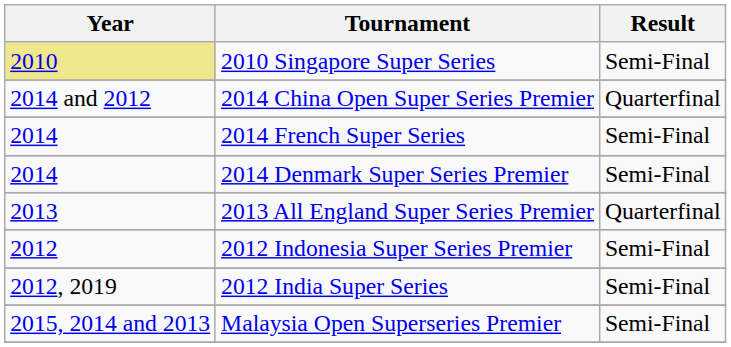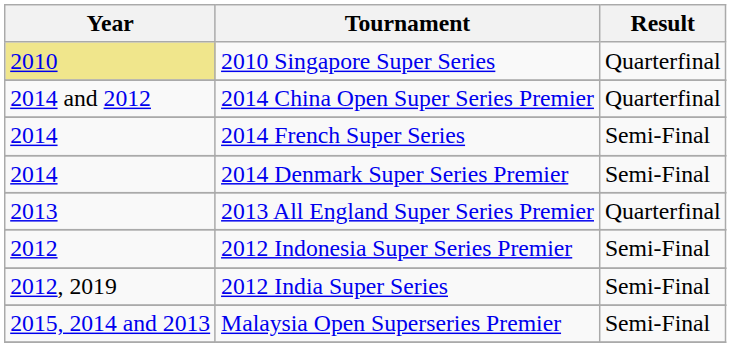(658, 60) Semi-Final -> (663, 60) Quarterfinal
